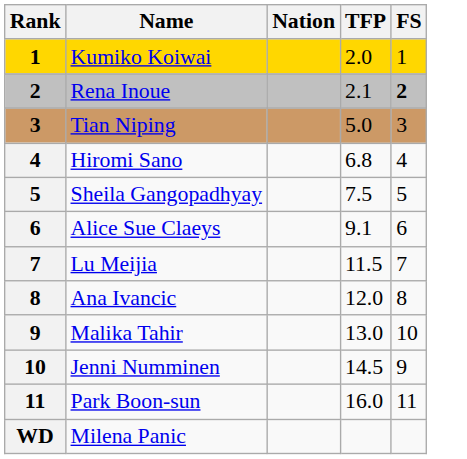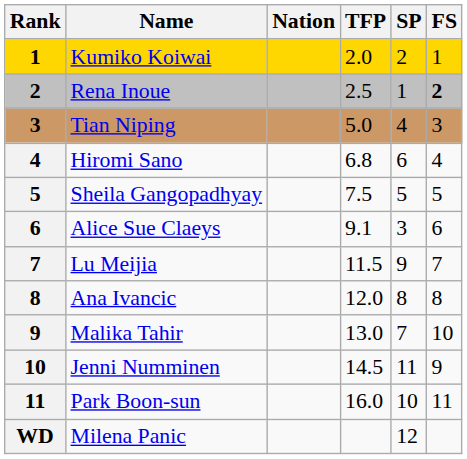+ column: (409, 21)
(359, 90) 2.1 -> (359, 90) 2.5
